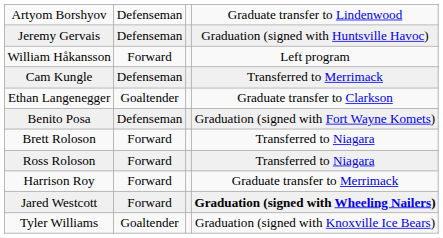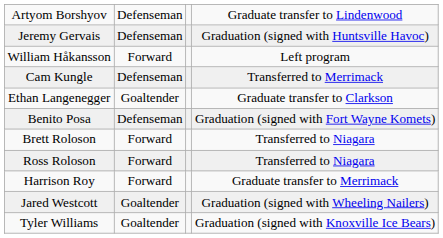(150, 202) Forward -> (150, 202) Goaltender
(315, 202) bold -> (315, 202) normal
